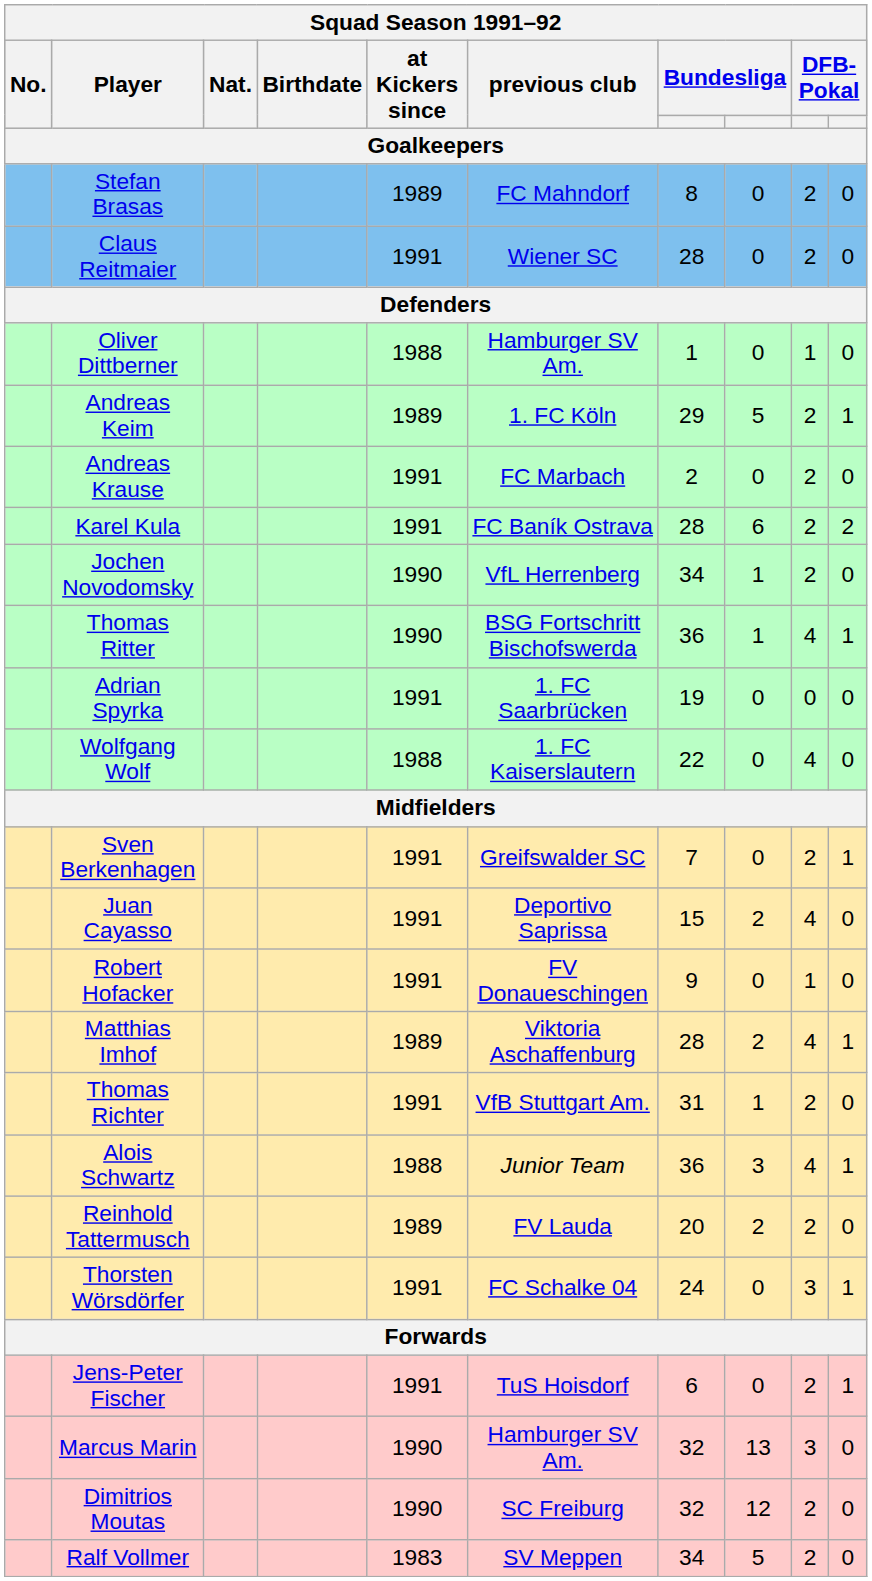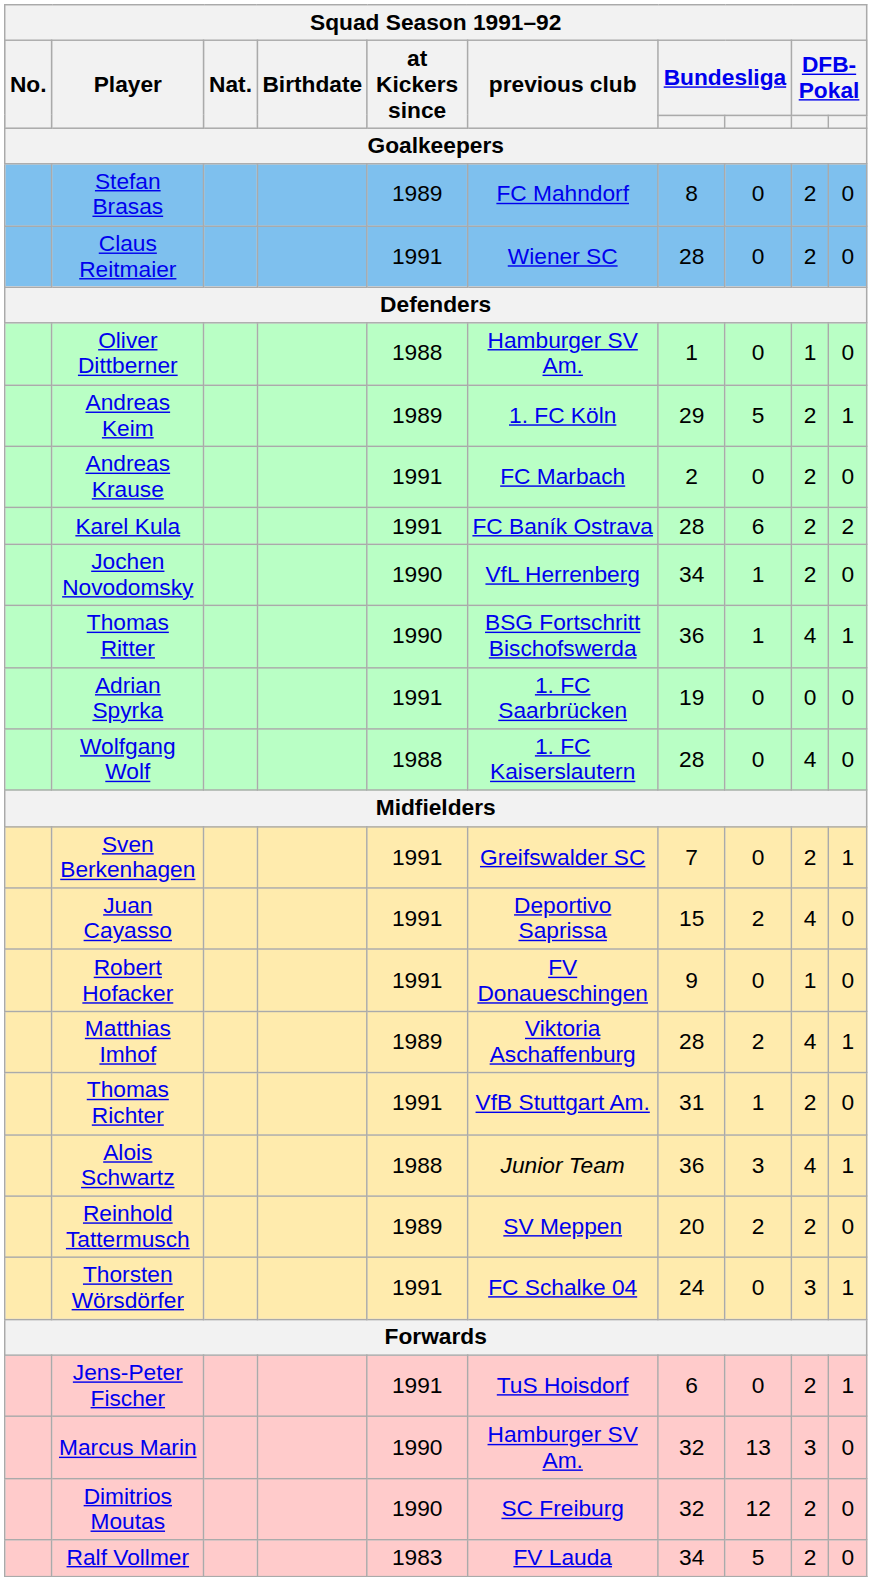(692, 759) 22 -> (692, 759) 28
(563, 1226) FV Lauda -> (563, 1226) SV Meppen
(563, 1557) SV Meppen -> (563, 1557) FV Lauda
